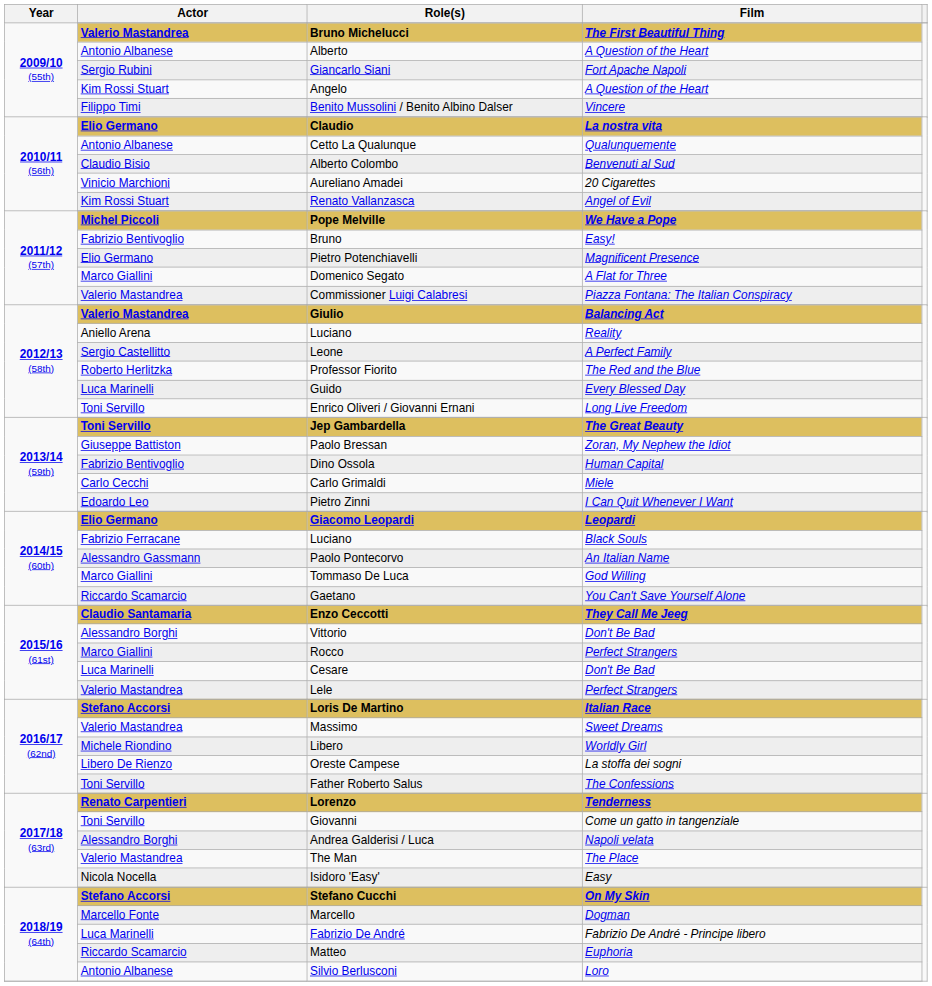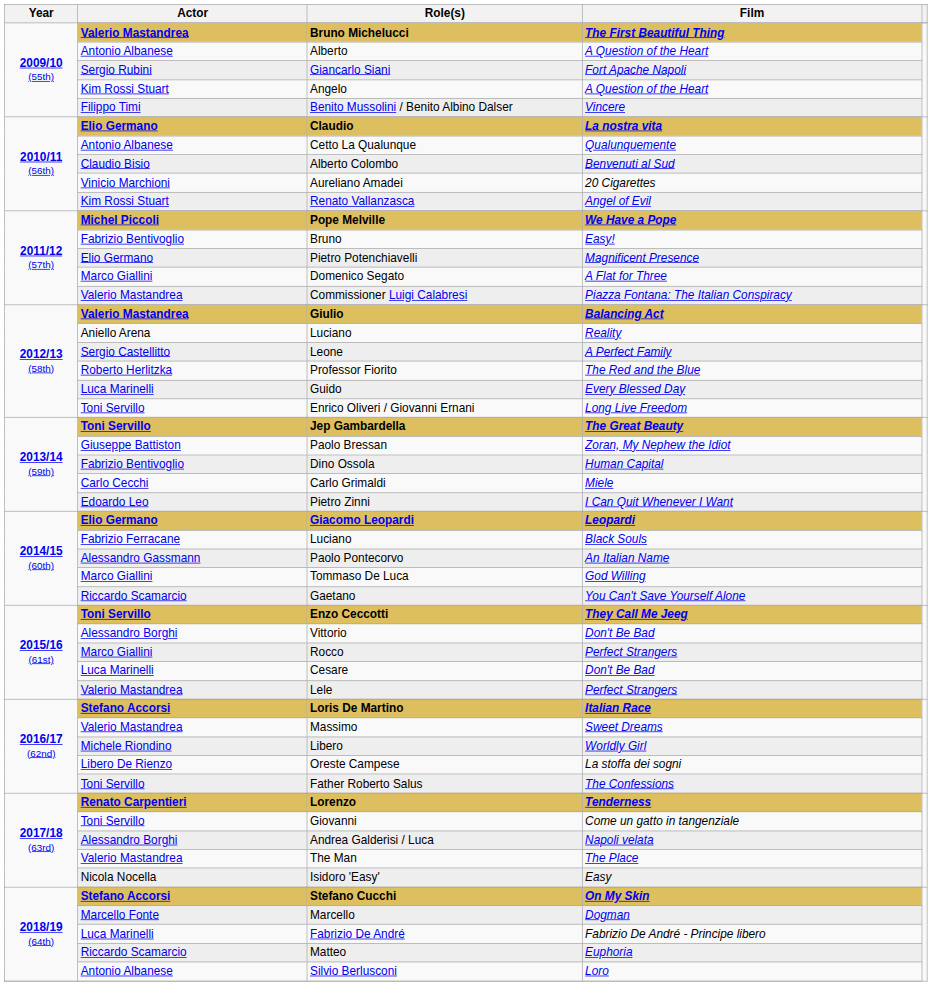(136, 614) Claudio Santamaria -> (116, 614) Toni Servillo
